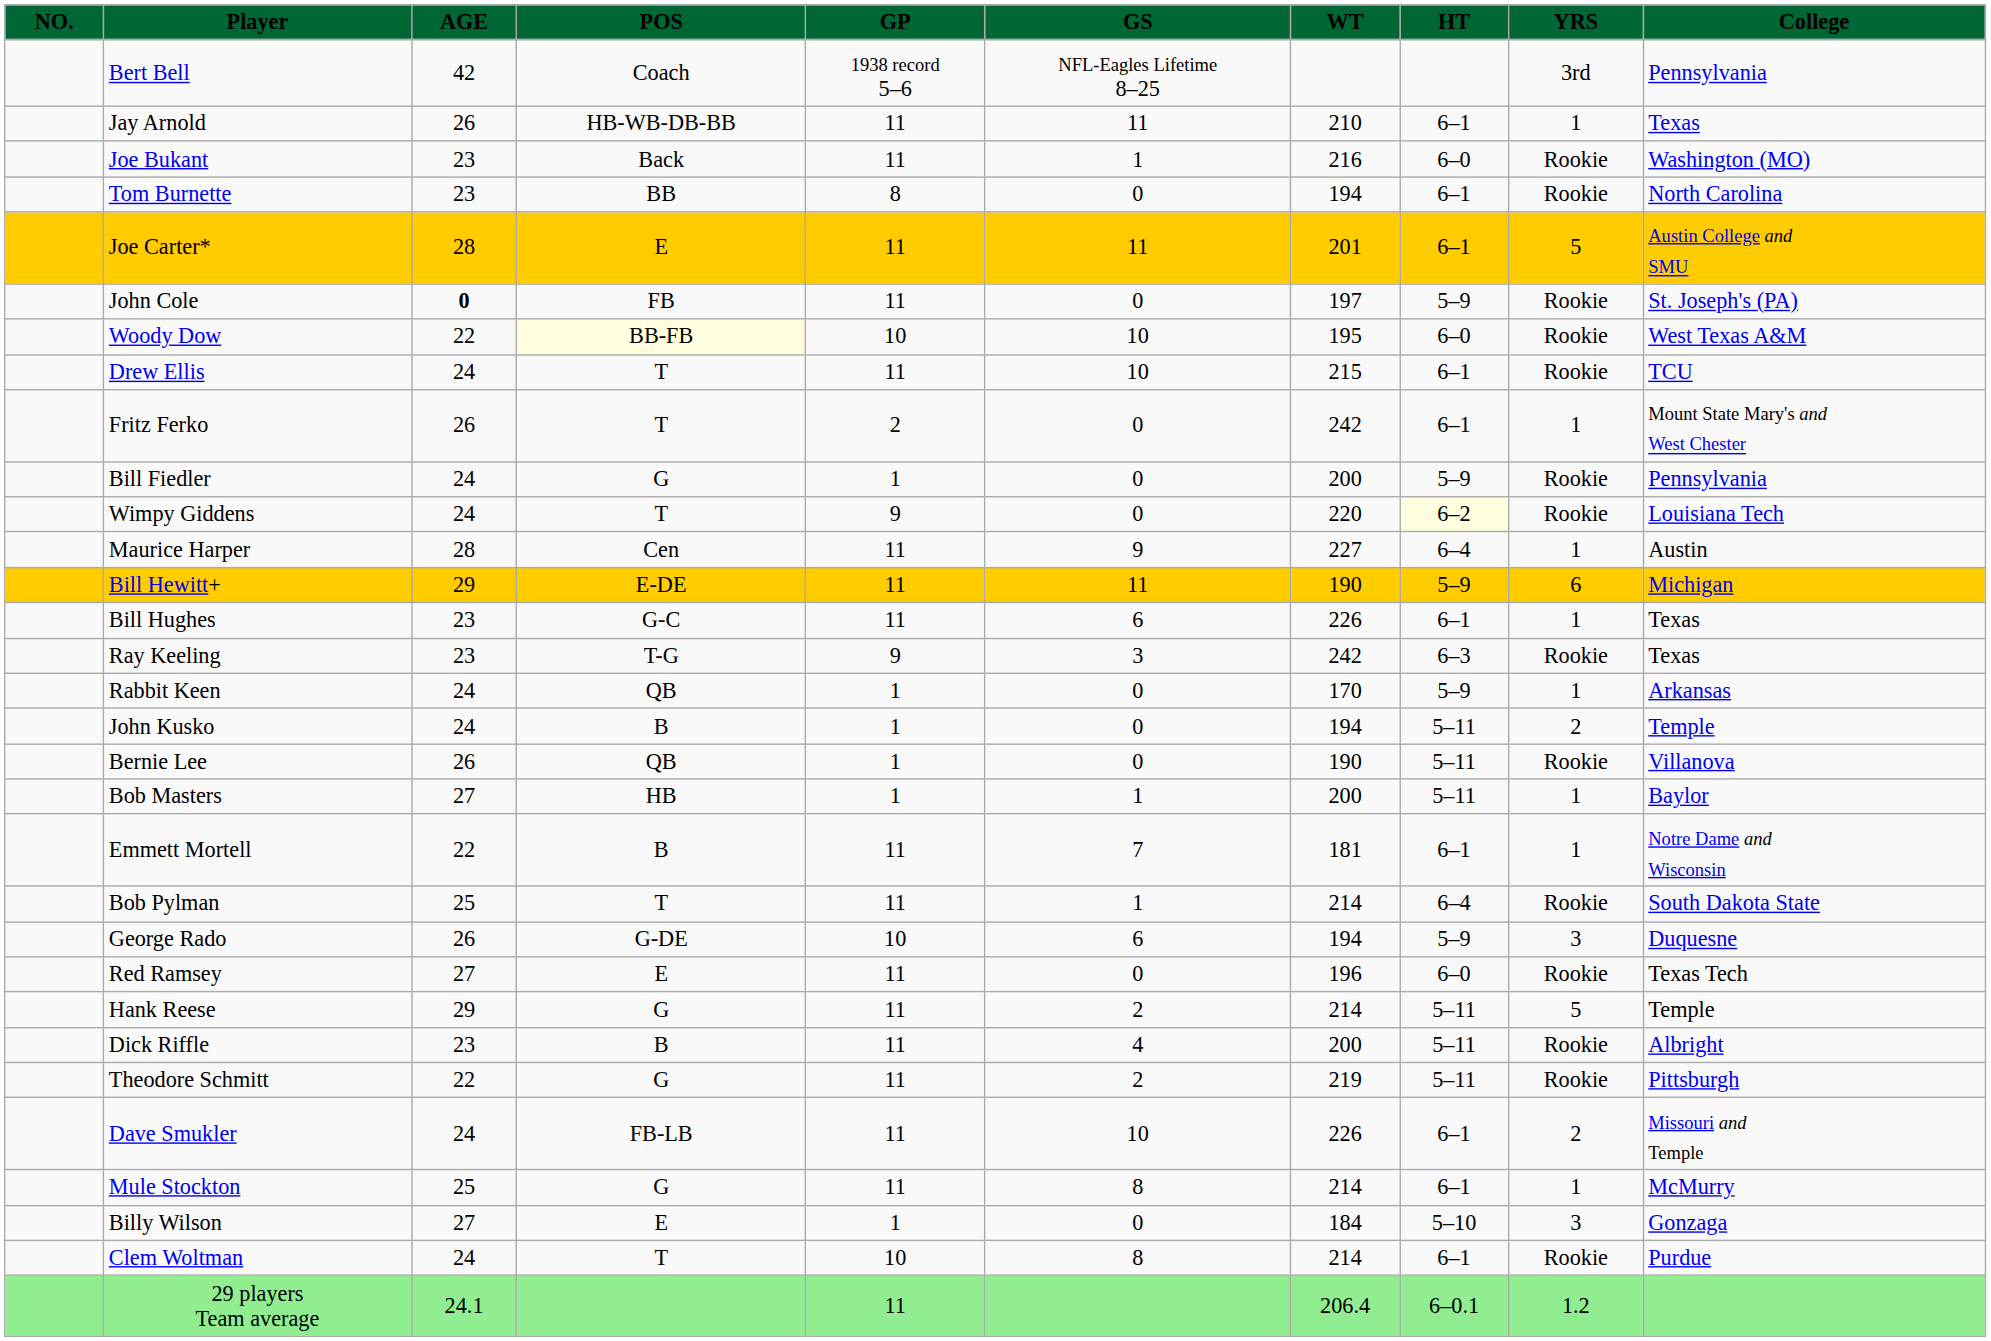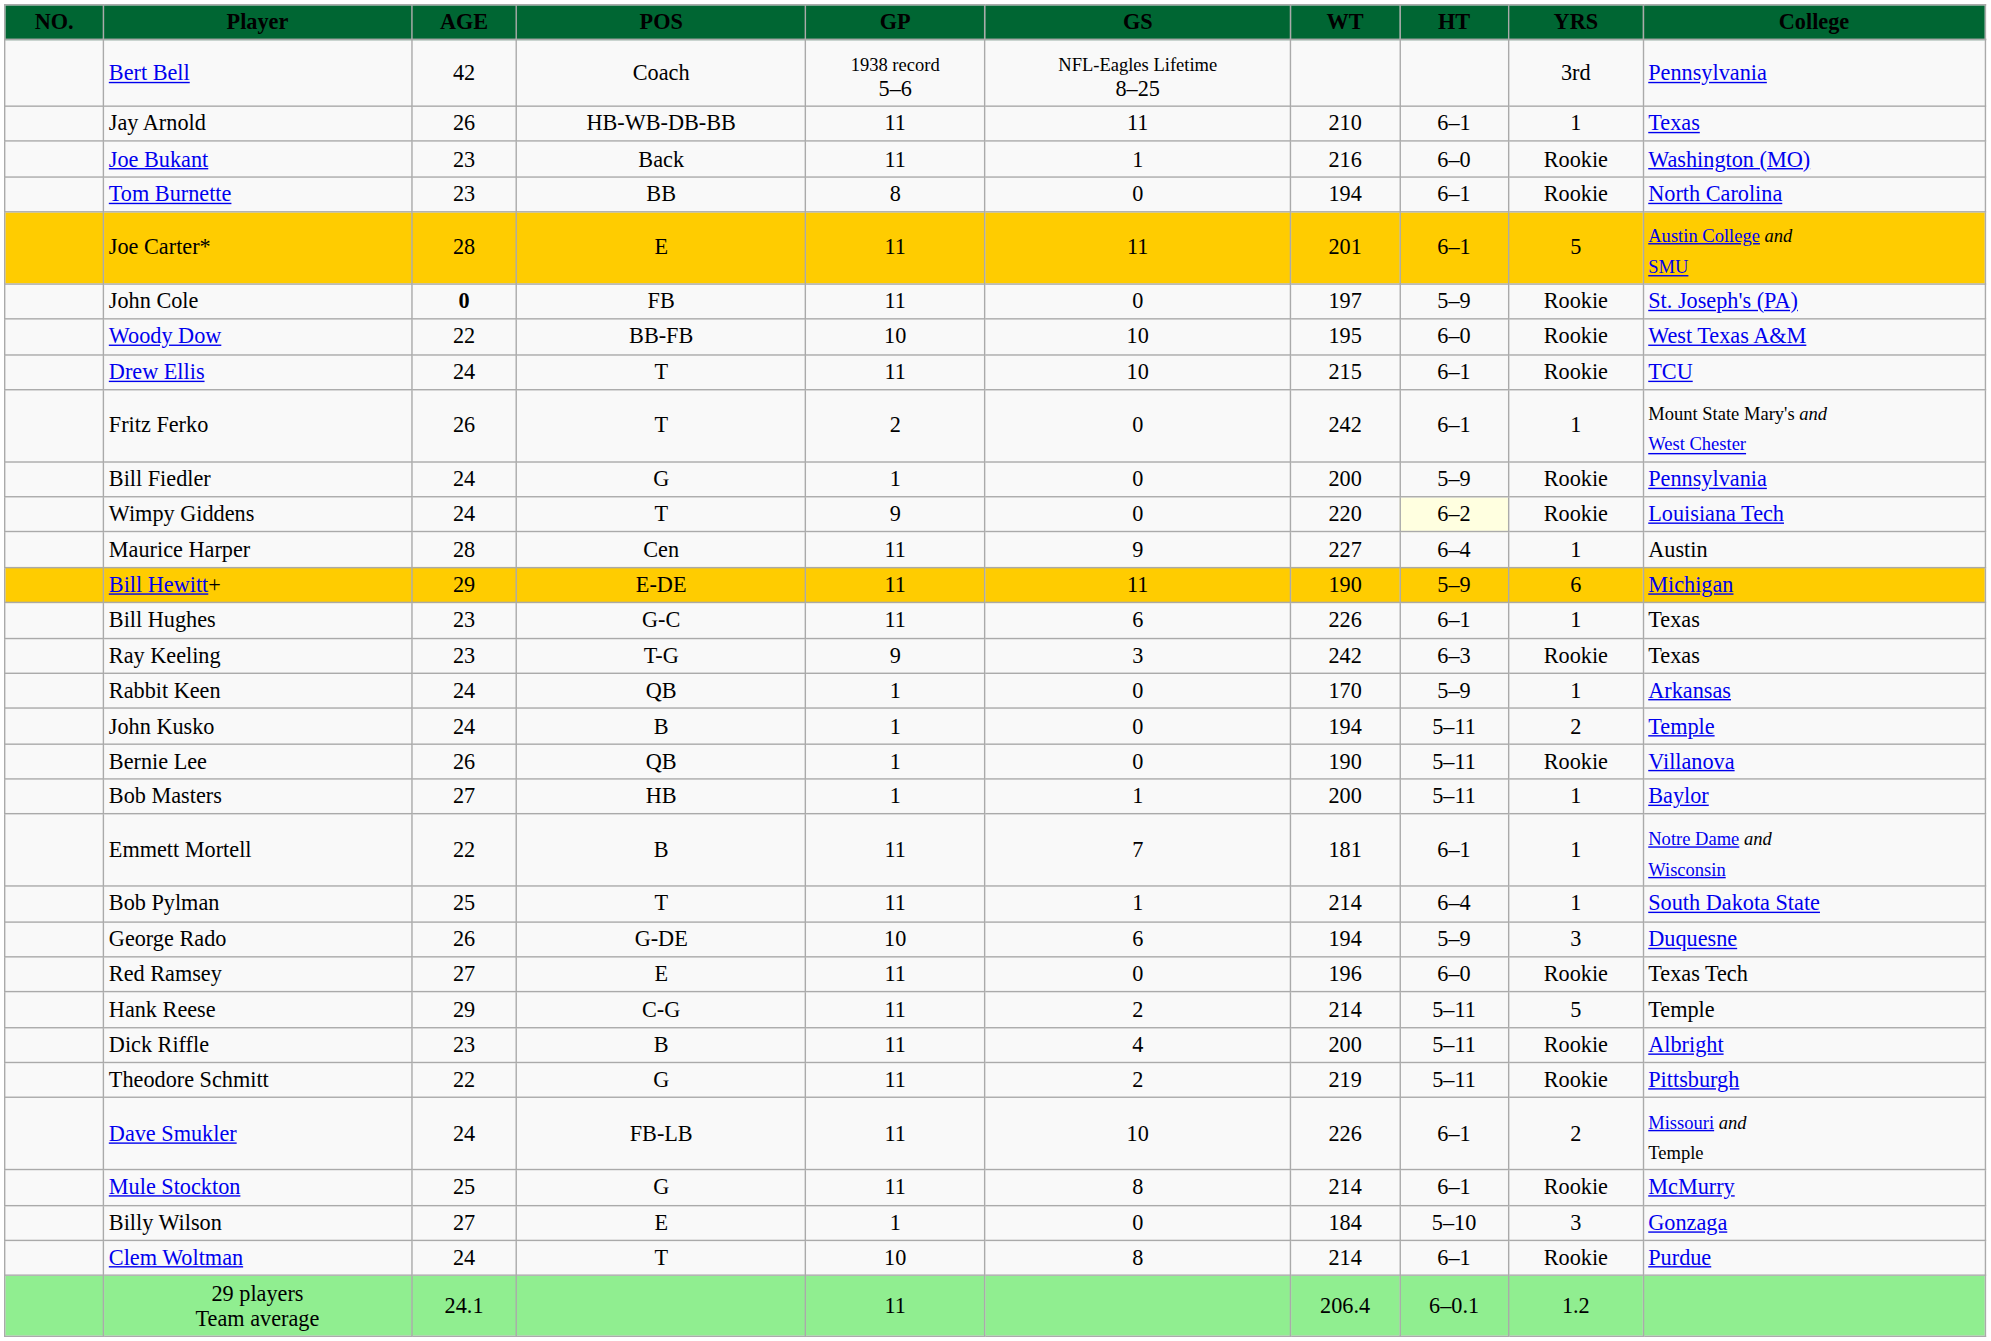(661, 336) lightyellow background -> (661, 336) no background
(1576, 903) Rookie -> (1576, 903) 1
(661, 1009) G -> (661, 1009) C-G
(1576, 1187) 1 -> (1576, 1187) Rookie
